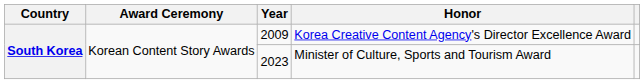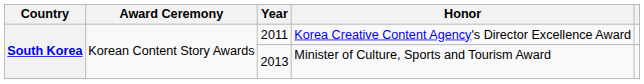(274, 34) 2009 -> (274, 34) 2011
(274, 61) 2023 -> (274, 61) 2013
